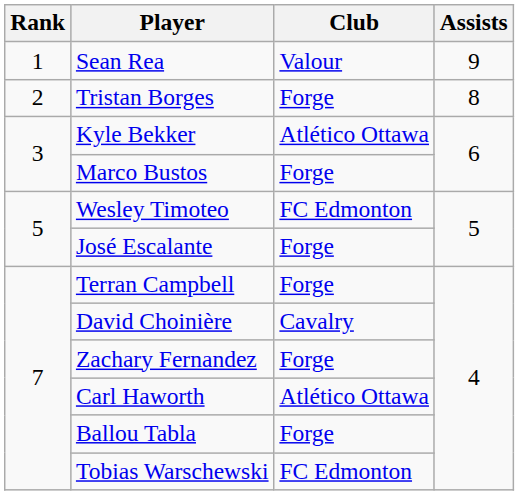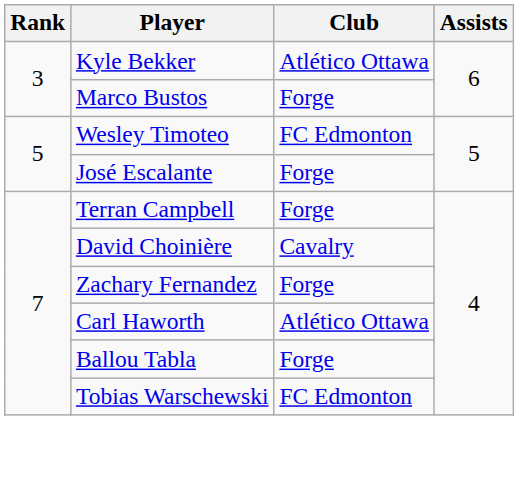- row: (120, 60)
- row: (145, 97)
